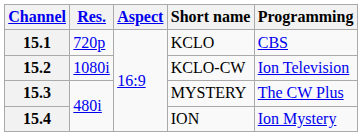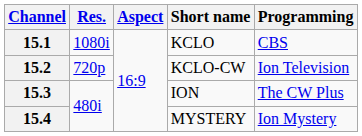(89, 42) 720p -> (92, 42) 1080i
(92, 67) 1080i -> (89, 67) 720p
(209, 93) MYSTERY -> (185, 93) ION
(185, 118) ION -> (209, 118) MYSTERY
